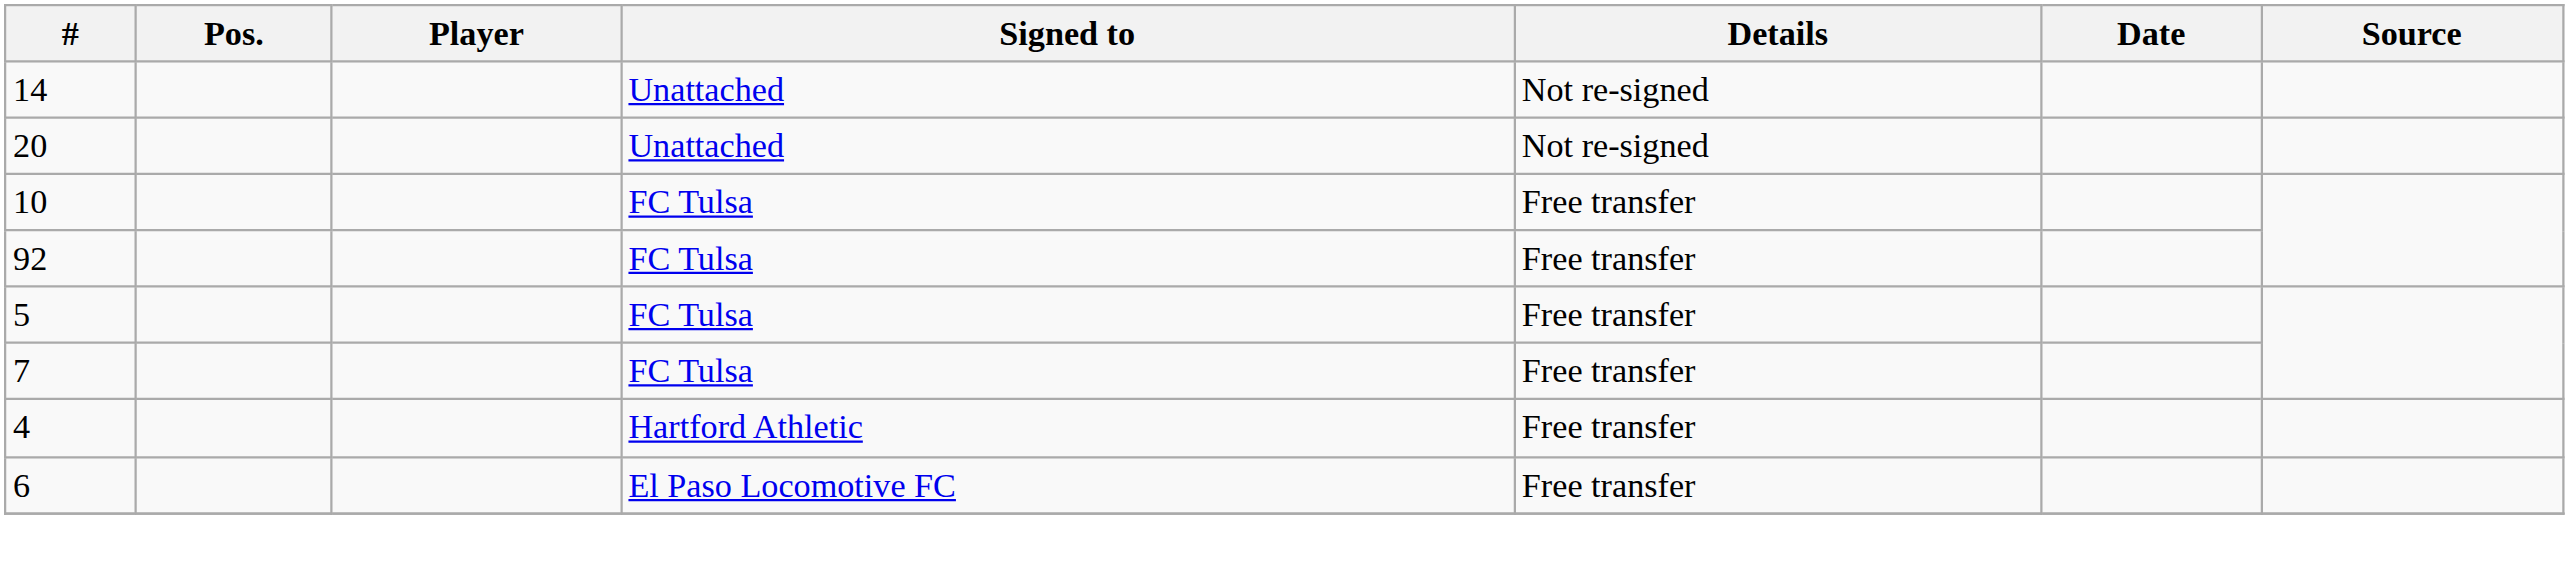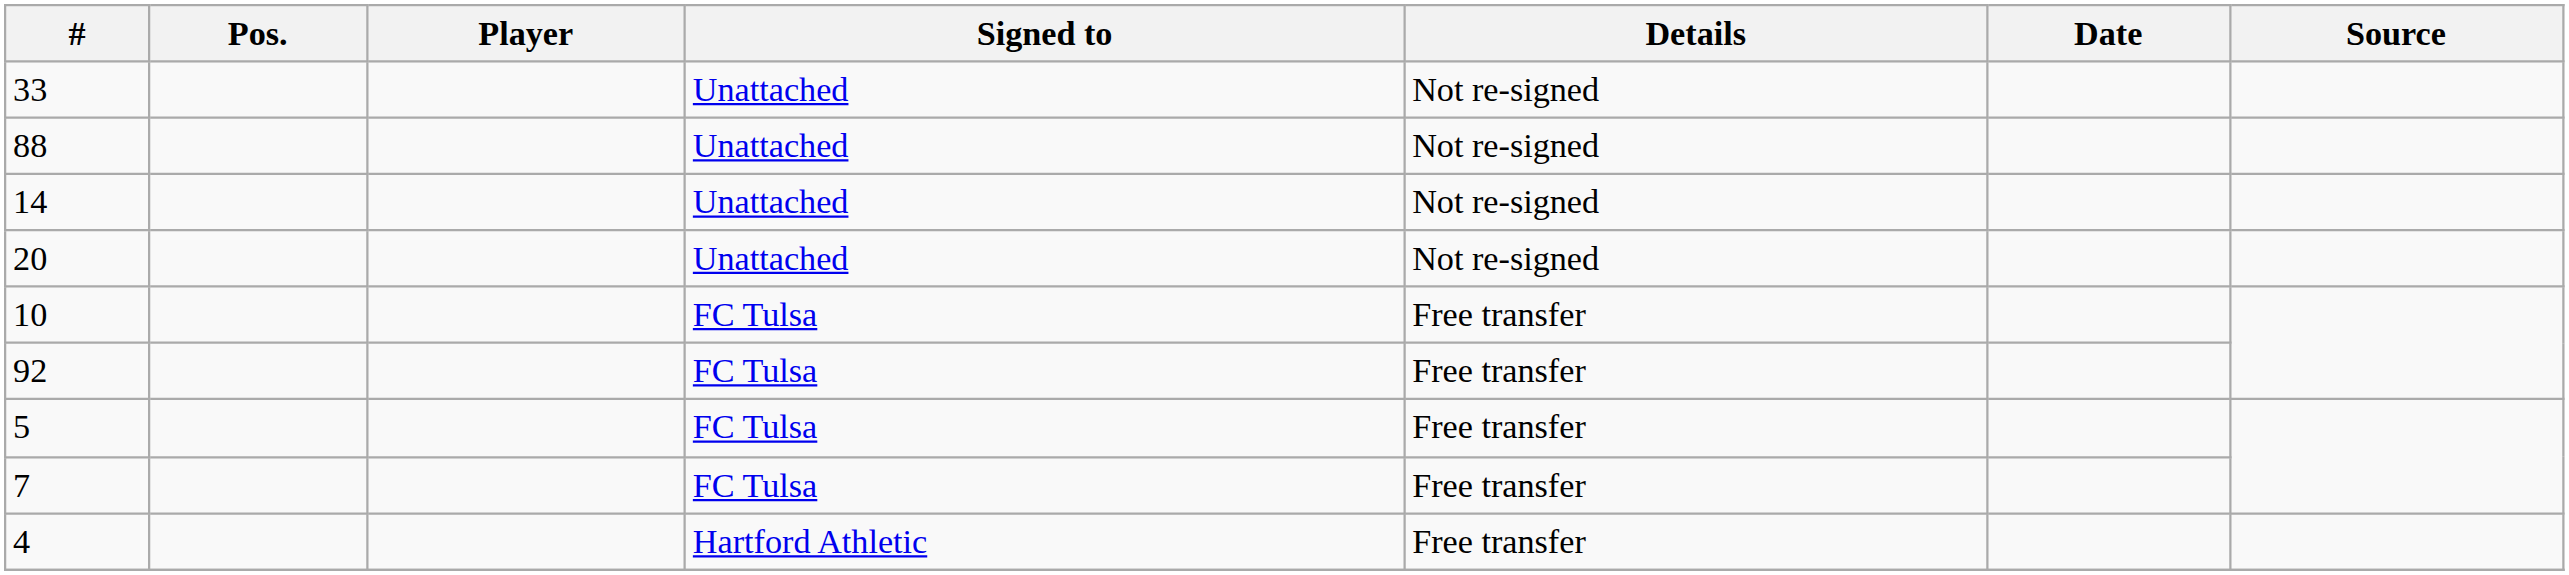+ row: (30, 89)
+ row: (30, 145)
- row: (22, 484)
